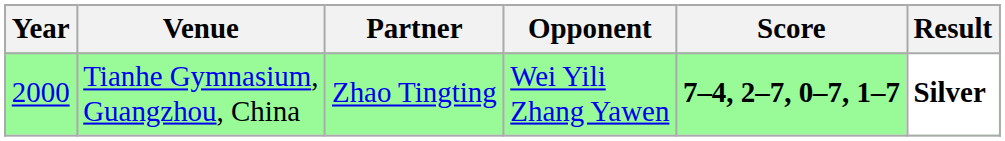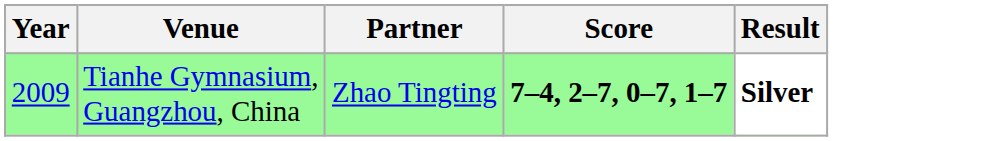- column: (590, 28)
(41, 93) 2000 -> (41, 93) 2009
